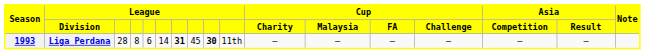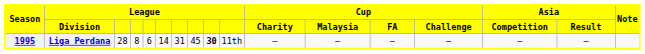(25, 41) 1993 -> (25, 41) 1995
(180, 41) bold -> (180, 41) normal
